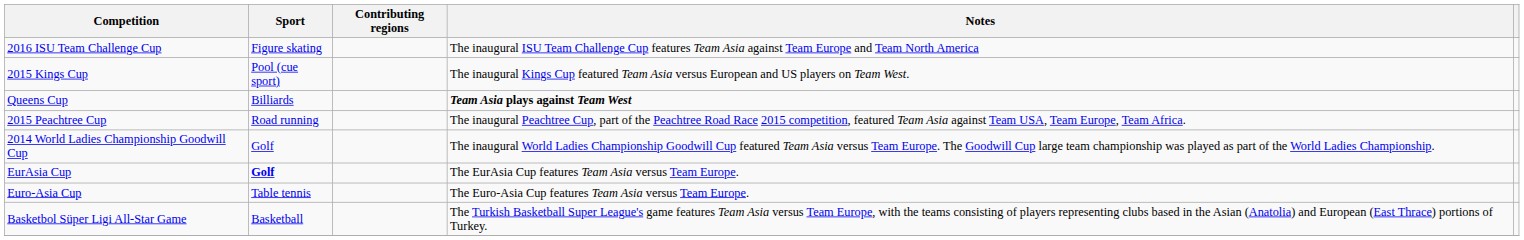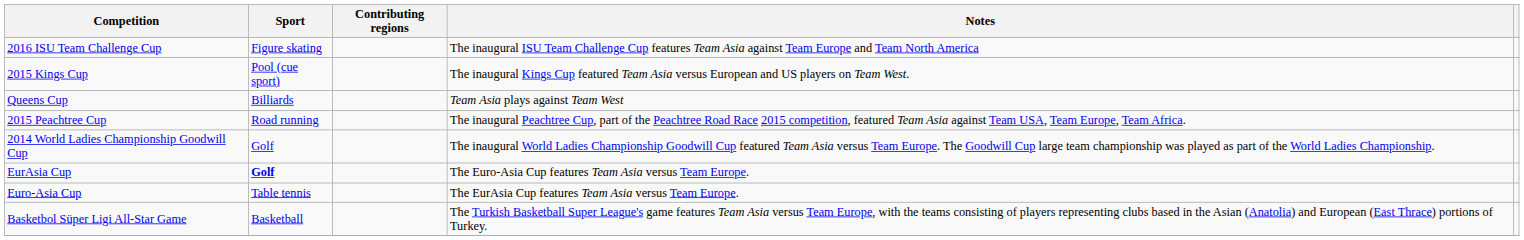(541, 100) bold -> (537, 100) normal
(594, 173) The EurAsia Cup features Team Asia versus Team Europe. -> (600, 173) The Euro-Asia Cup features Team Asia versus Team Europe.
(600, 192) The Euro-Asia Cup features Team Asia versus Team Europe. -> (594, 192) The EurAsia Cup features Team Asia versus Team Europe.
